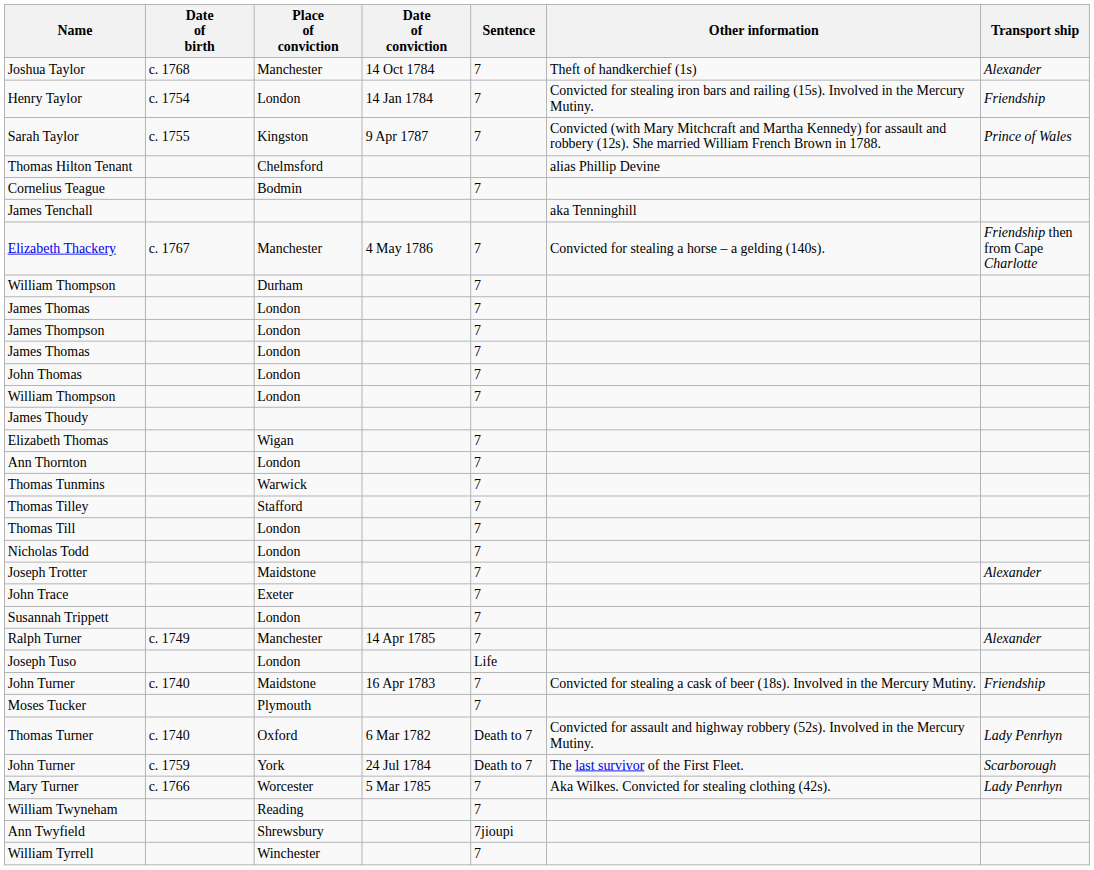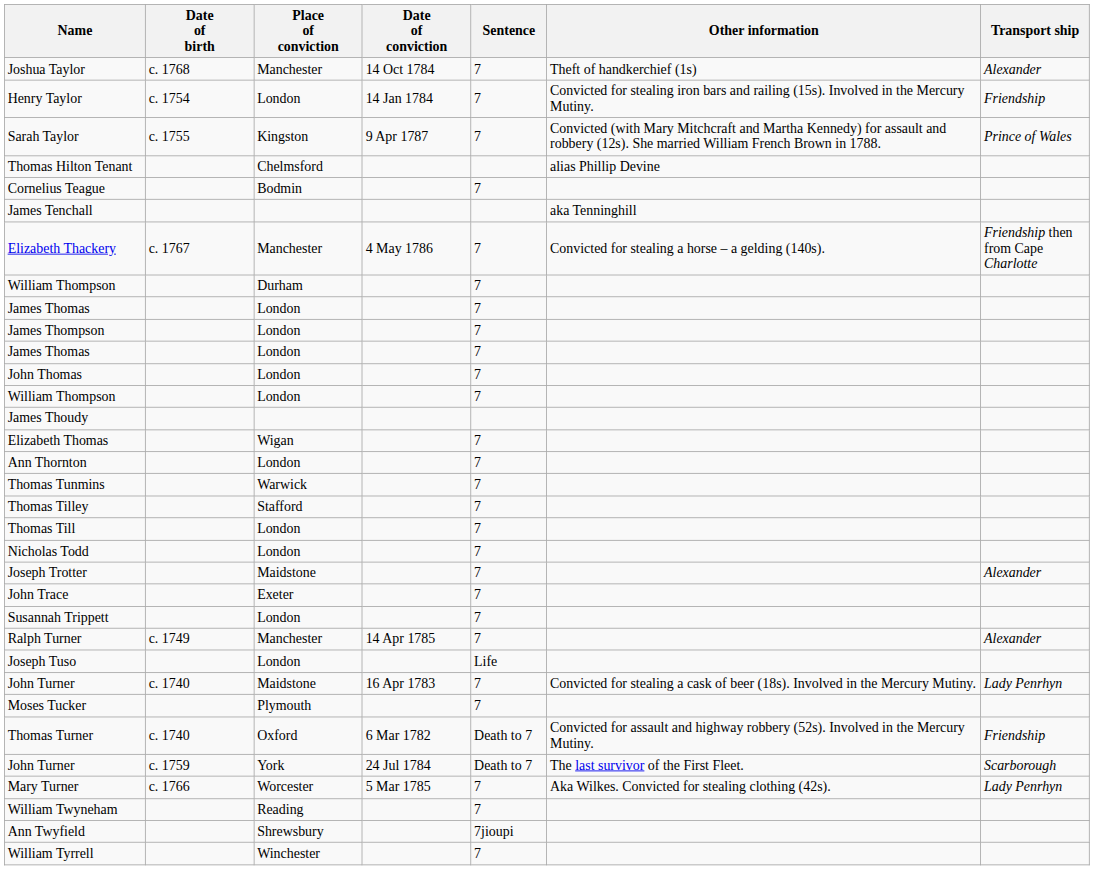(1015, 683) Friendship -> (1023, 683) Lady Penrhyn
(1023, 735) Lady Penrhyn -> (1015, 735) Friendship
